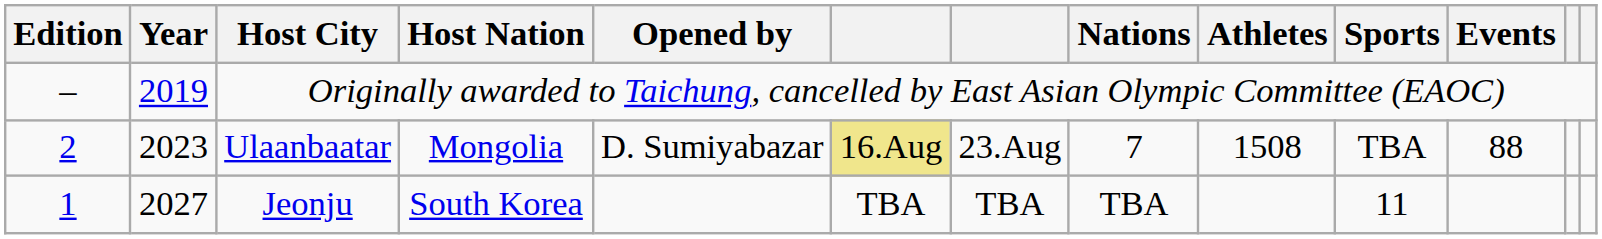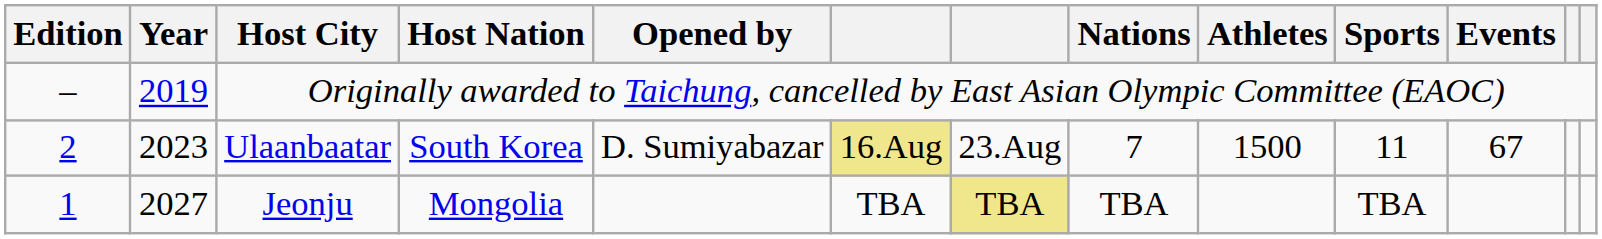(496, 147) Mongolia -> (496, 147) South Korea
(1267, 147) 1508 -> (1267, 147) 1500
(1392, 147) TBA -> (1392, 147) 11
(1506, 147) 88 -> (1506, 147) 67
(496, 204) South Korea -> (496, 204) Mongolia
(1010, 204) no background -> (1010, 204) khaki background
(1392, 204) 11 -> (1392, 204) TBA
